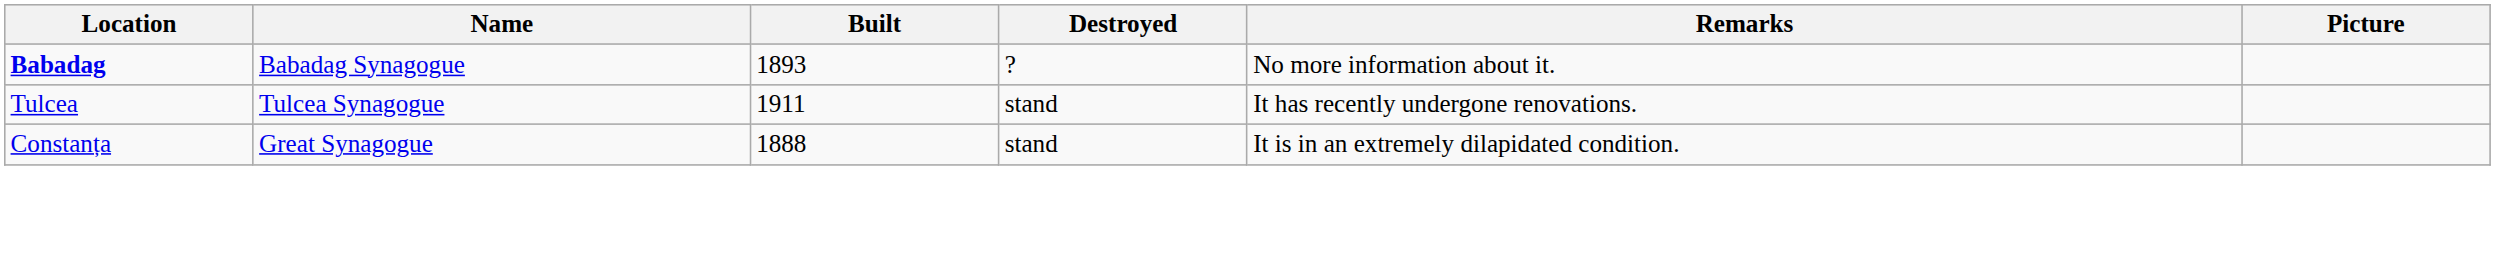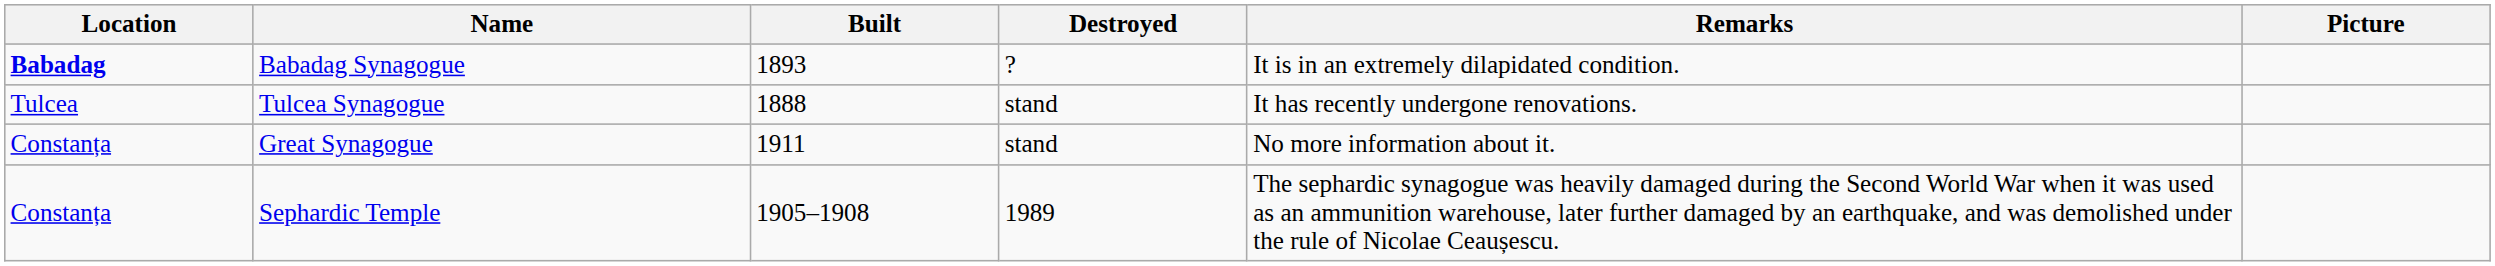(1404, 64) No more information about it. -> (1466, 64) It is in an extremely dilapidated condition.
(781, 104) 1911 -> (781, 104) 1888
(781, 143) 1888 -> (781, 143) 1911
(1466, 143) It is in an extremely dilapidated condition. -> (1404, 143) No more information about it.
+ row: (350, 212)
